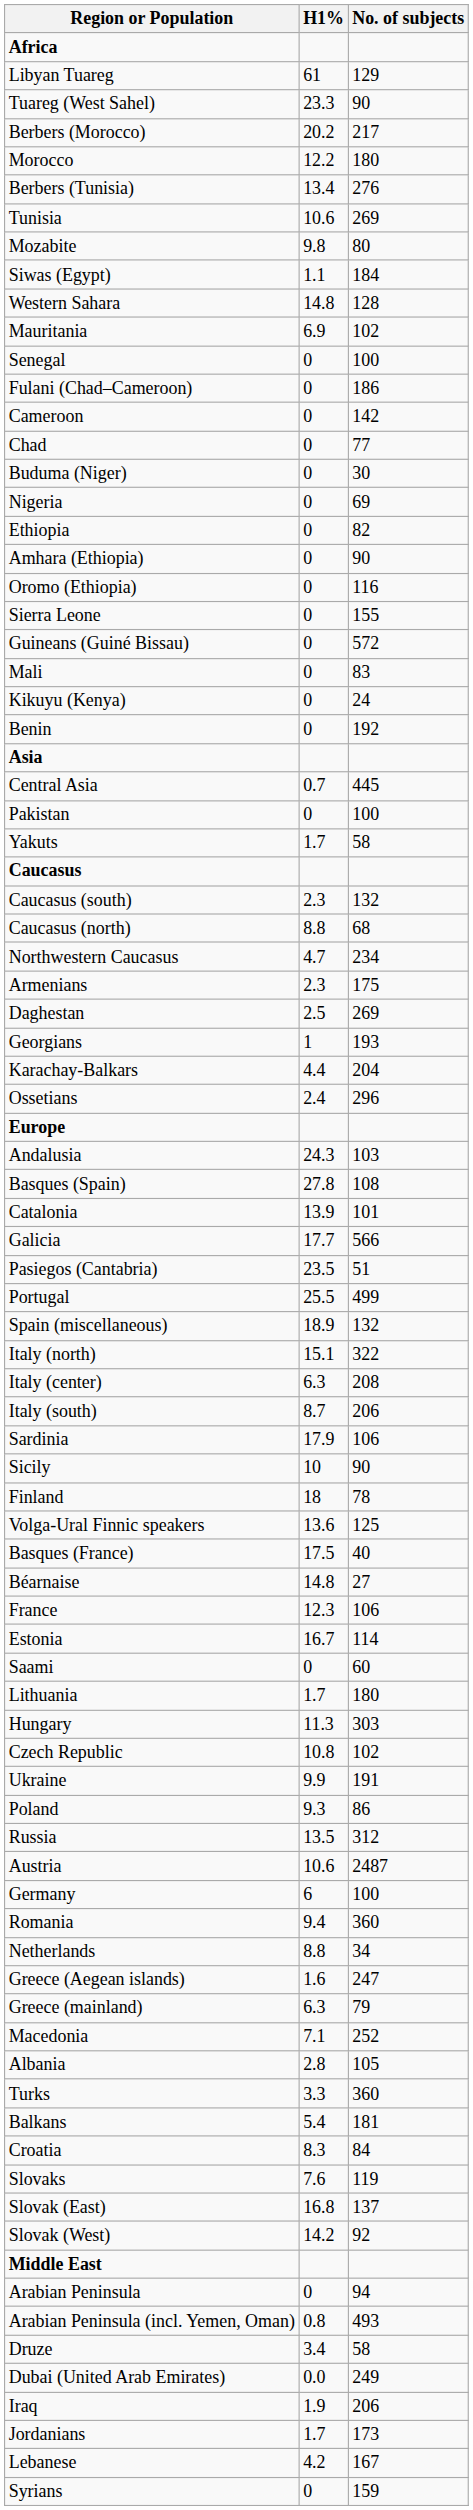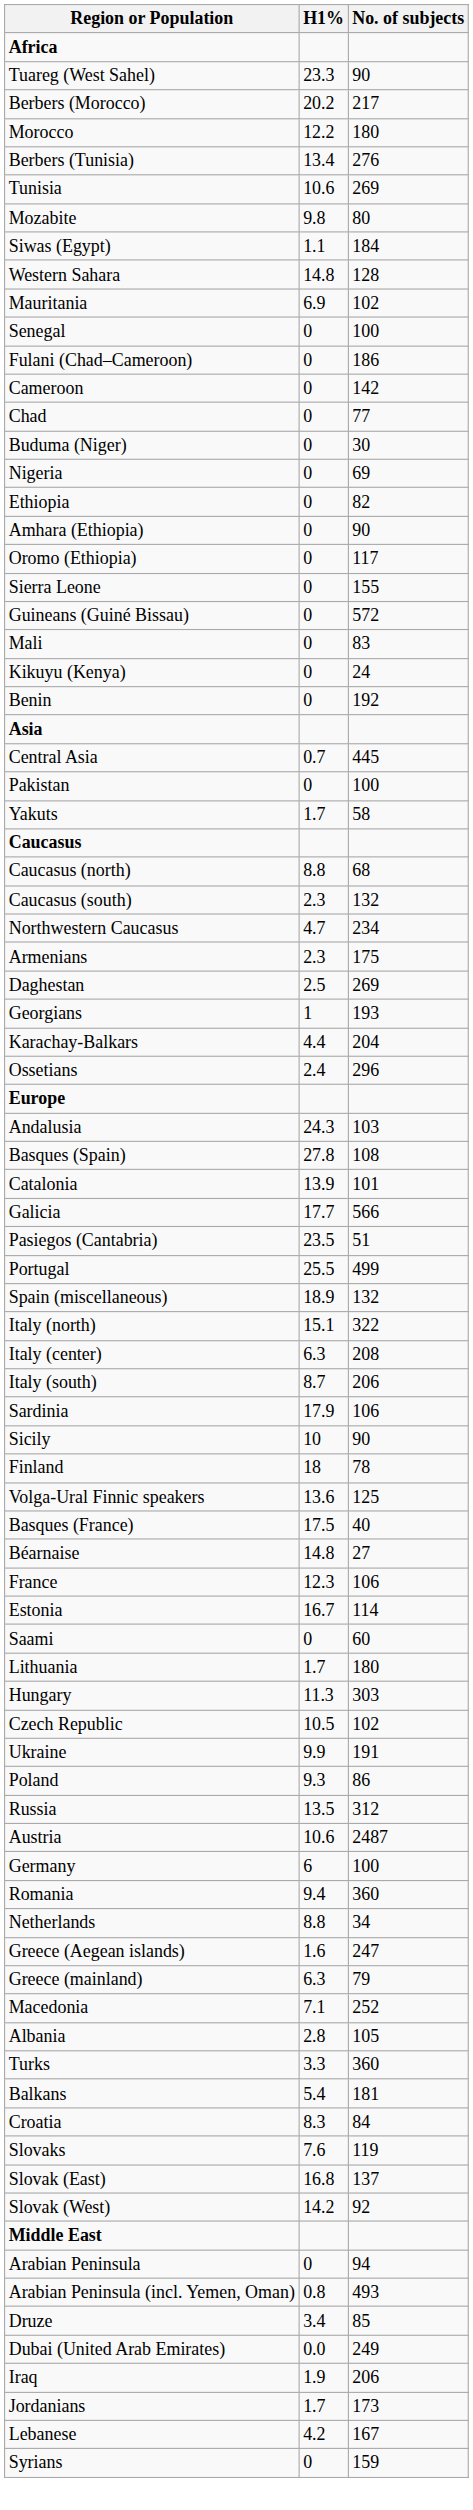- row: (61, 75)
(365, 587) 116 -> (365, 558) 117
rows swapped: (70, 928) <-> (70, 899)
(319, 1752) 10.8 -> (319, 1723) 10.5
(361, 2349) 58 -> (361, 2320) 85
